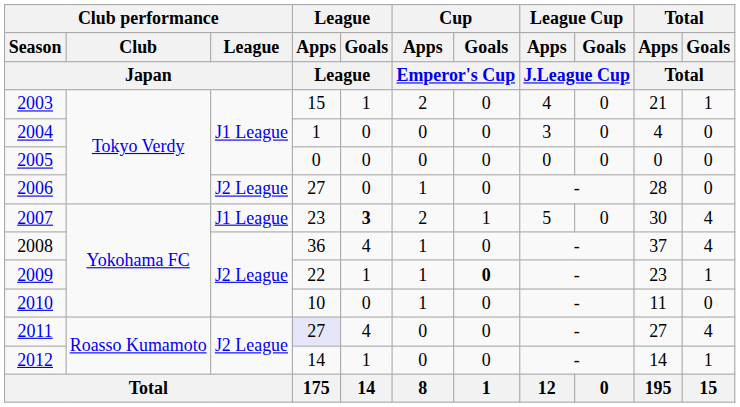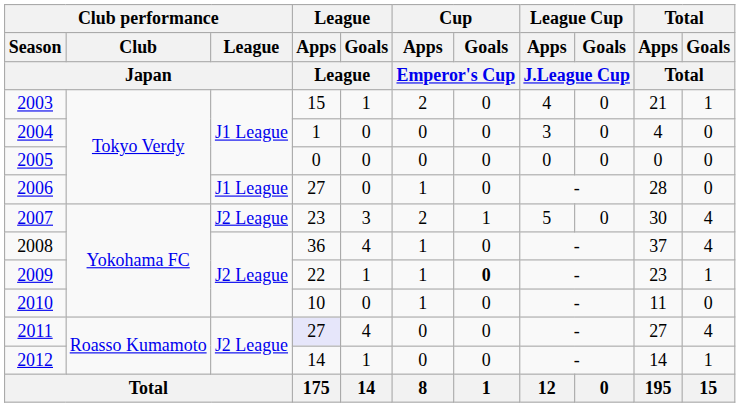(251, 189) J2 League -> (251, 189) J1 League
(251, 217) J1 League -> (251, 217) J2 League
(366, 217) bold -> (366, 217) normal
